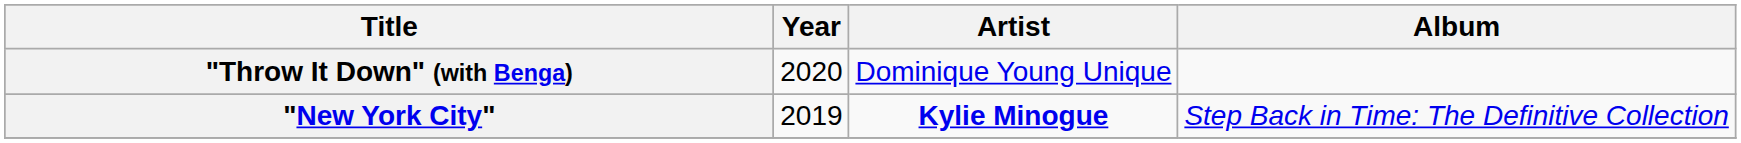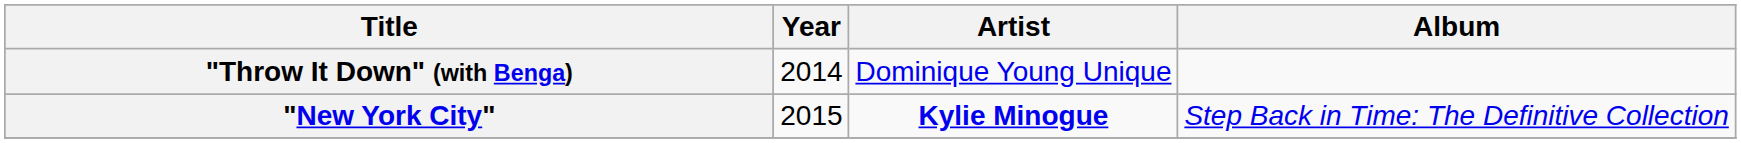(811, 71) 2020 -> (811, 71) 2014
(811, 115) 2019 -> (811, 115) 2015
